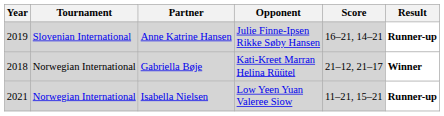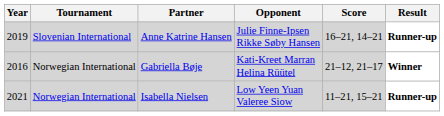(17, 66) 2018 -> (17, 66) 2016
